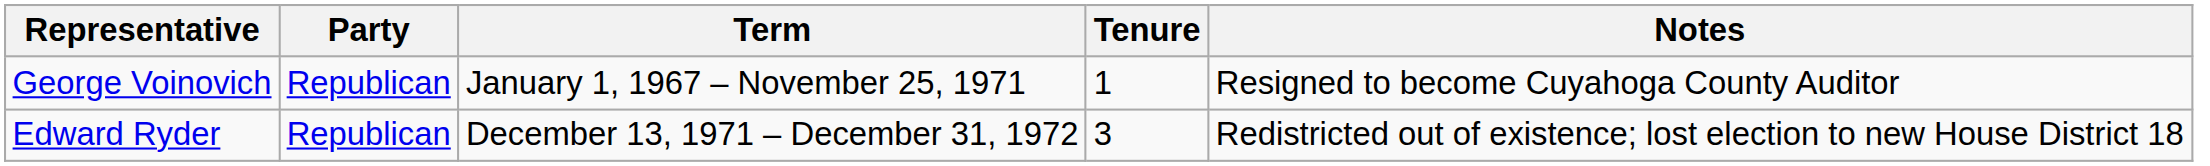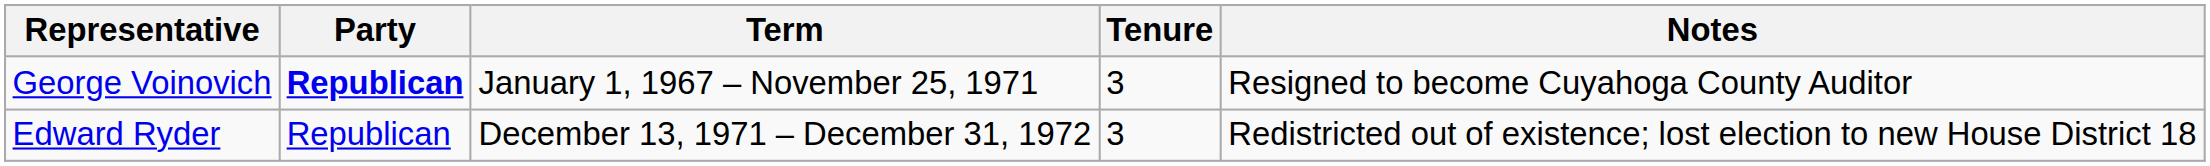(369, 82) normal -> (375, 82) bold
(1103, 82) 1 -> (1115, 82) 3
